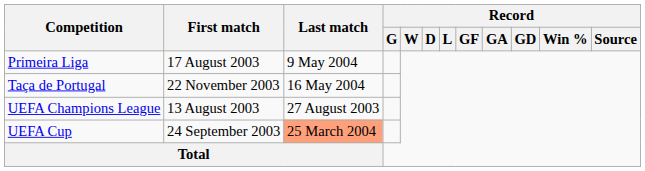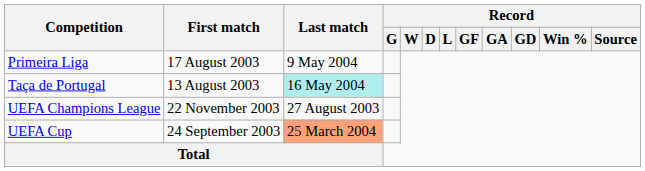(223, 85) 22 November 2003 -> (213, 85) 13 August 2003
(326, 85) no background -> (326, 85) paleturquoise background
(213, 108) 13 August 2003 -> (223, 108) 22 November 2003
